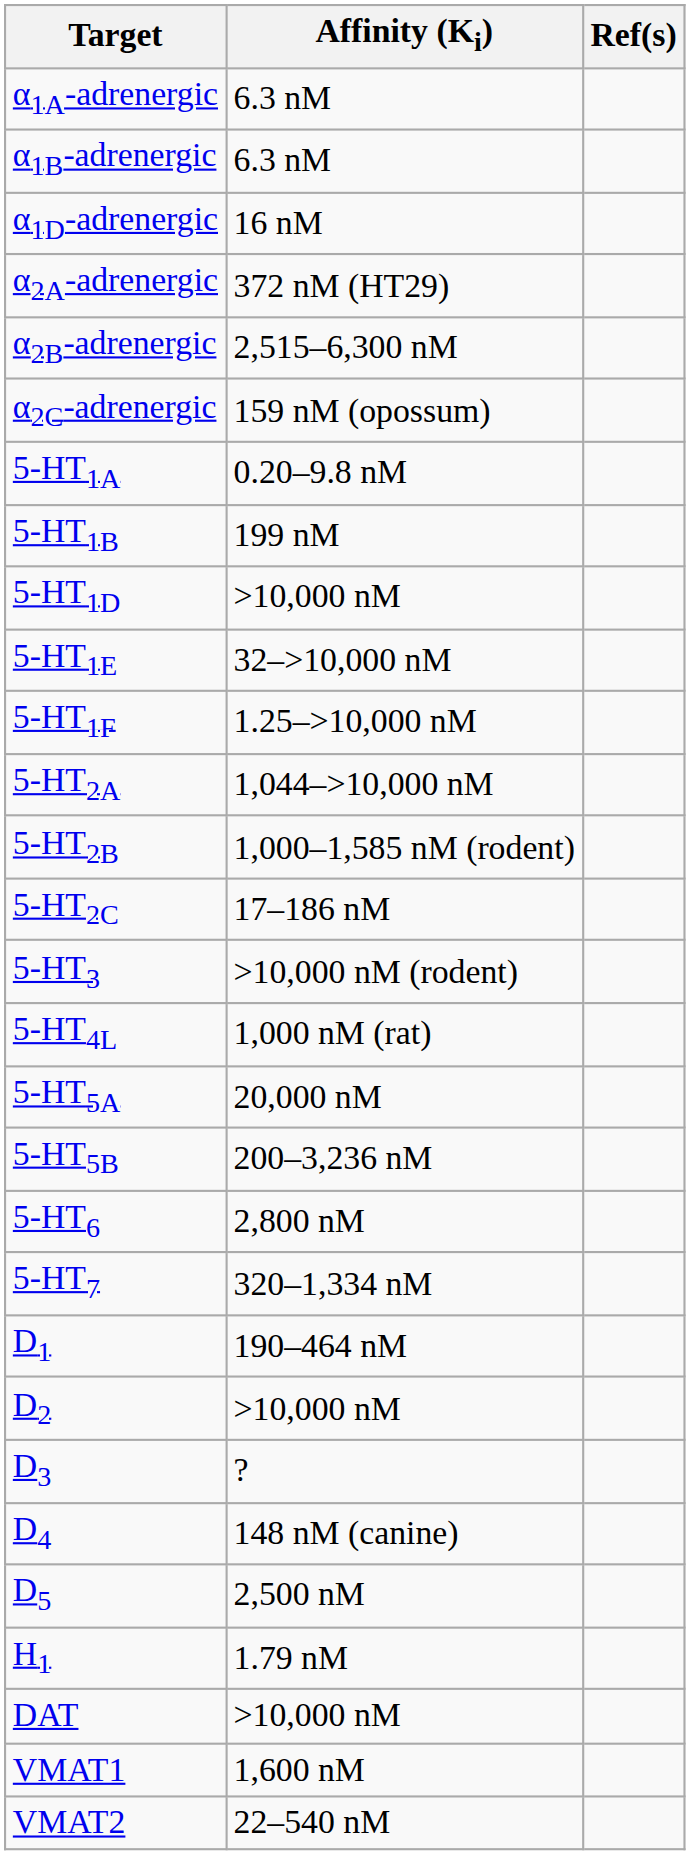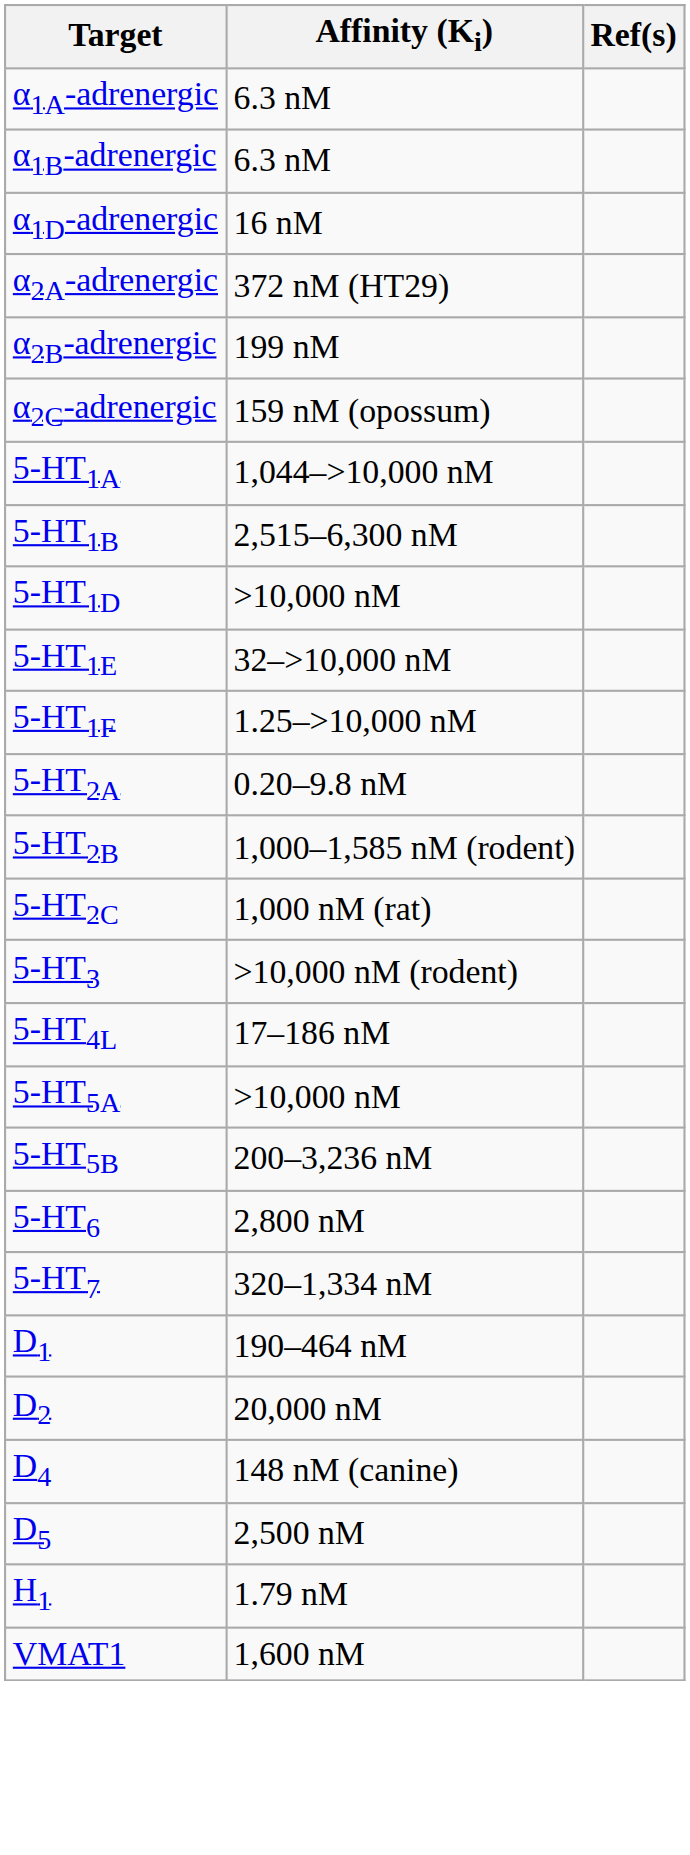(346, 347) 2,515–6,300 nM -> (287, 347) 199 nM
(320, 472) 0.20–9.8 nM -> (364, 472) 1,044–>10,000 nM
(287, 534) 199 nM -> (346, 534) 2,515–6,300 nM
(364, 784) 1,044–>10,000 nM -> (320, 784) 0.20–9.8 nM
(312, 908) 17–186 nM -> (332, 908) 1,000 nM (rat)
(332, 1033) 1,000 nM (rat) -> (312, 1033) 17–186 nM
(308, 1096) 20,000 nM -> (317, 1096) >10,000 nM
(317, 1407) >10,000 nM -> (308, 1407) 20,000 nM
- row: (32, 1470)
- row: (46, 1715)
- row: (69, 1822)
